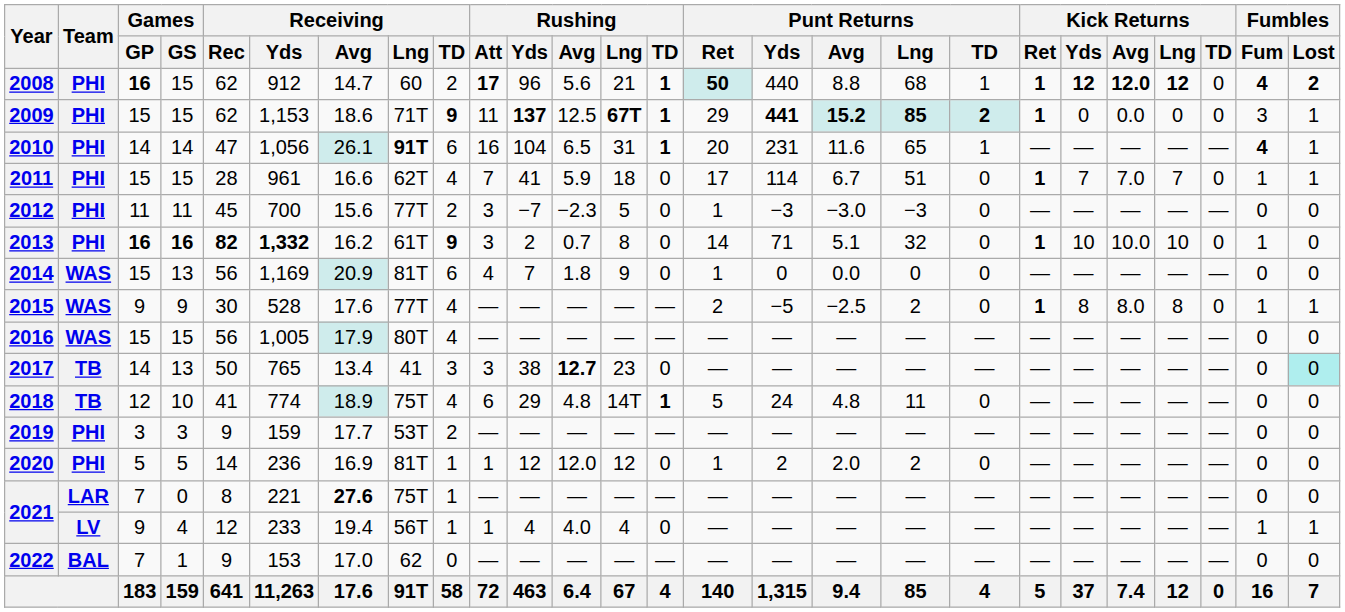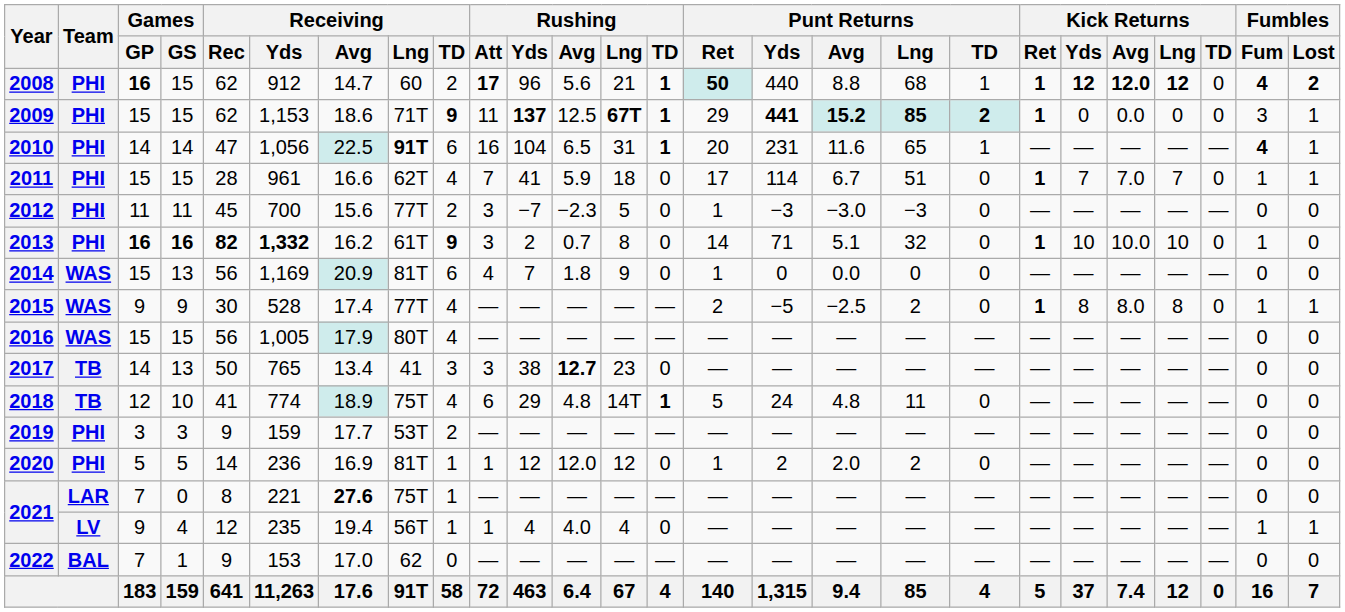(353, 147) 26.1 -> (353, 147) 22.5
(353, 305) 17.6 -> (353, 305) 17.4
(1314, 369) paleturquoise background -> (1314, 369) no background
(284, 527) 233 -> (284, 527) 235
